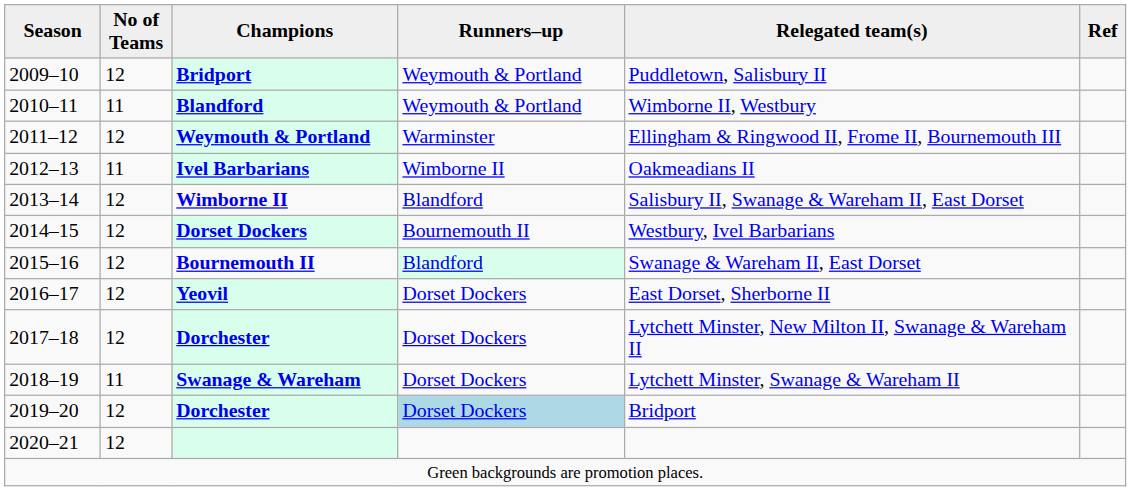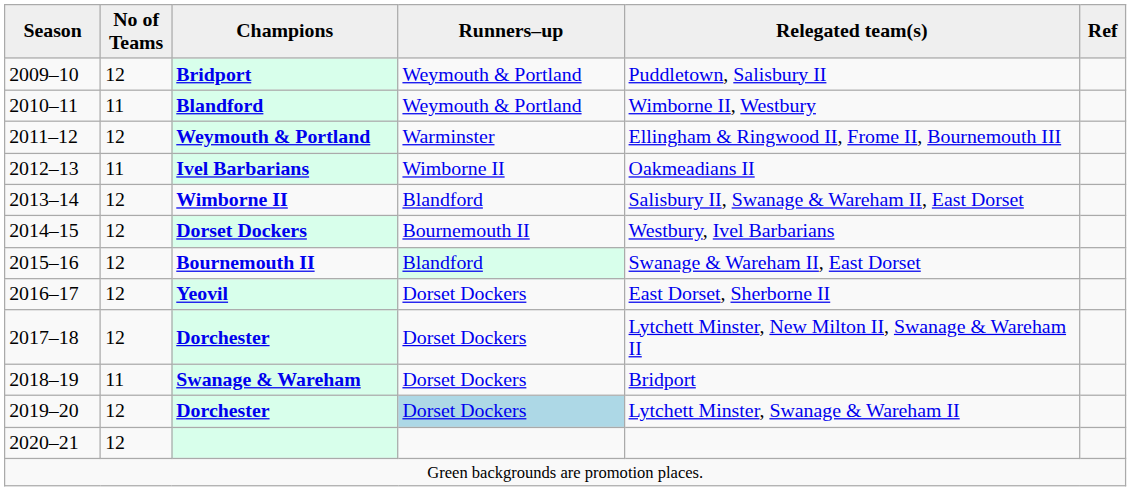(794, 379) Lytchett Minster, Swanage & Wareham II -> (662, 379) Bridport
(662, 410) Bridport -> (794, 410) Lytchett Minster, Swanage & Wareham II
